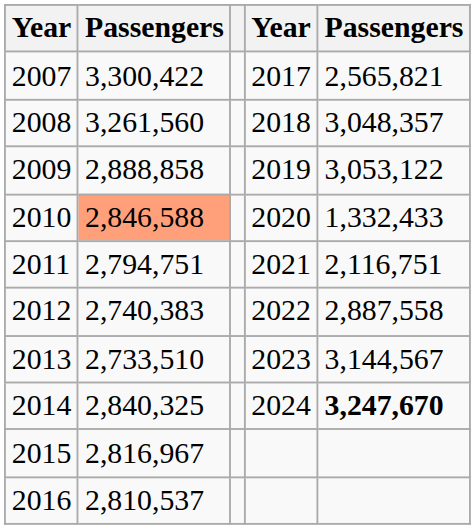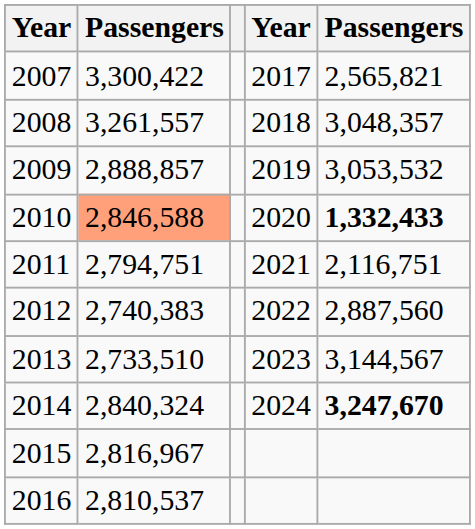(145, 122) 3,261,560 -> (145, 122) 3,261,557
(145, 169) 2,888,858 -> (145, 169) 2,888,857
(384, 169) 3,053,122 -> (384, 169) 3,053,532
(384, 216) normal -> (384, 216) bold
(384, 311) 2,887,558 -> (384, 311) 2,887,560
(145, 405) 2,840,325 -> (145, 405) 2,840,324
